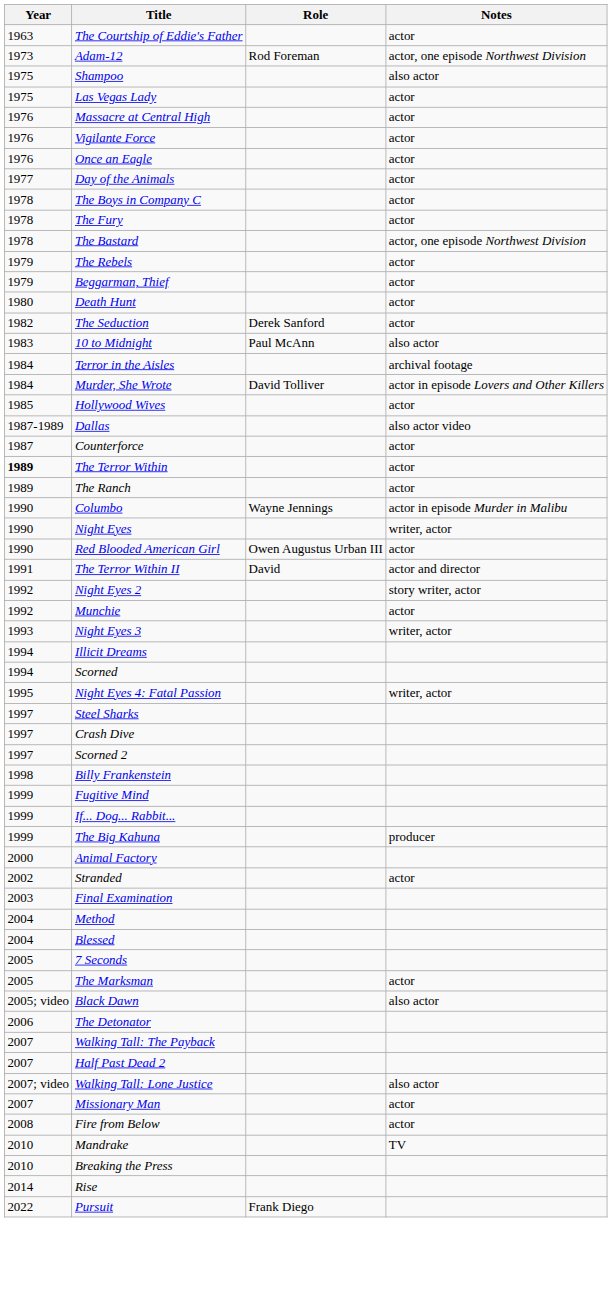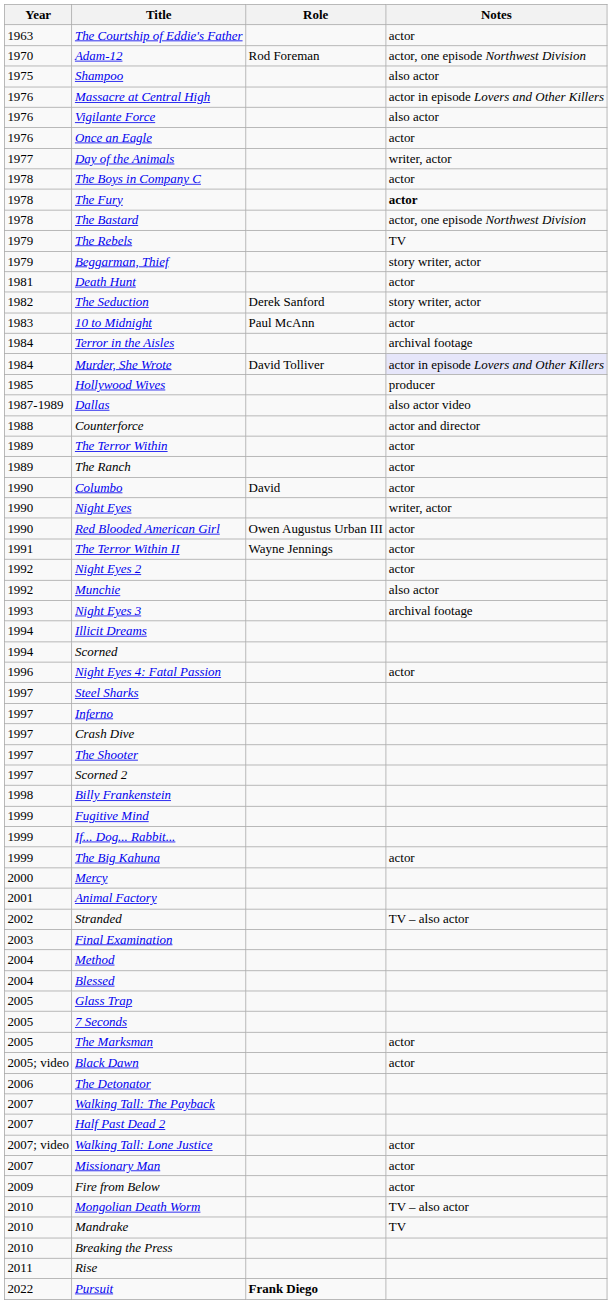(20, 55) 1973 -> (20, 55) 1970
- row: (116, 96)
(402, 117) actor -> (496, 96) actor in episode Lovers and Other Killers
(402, 138) actor -> (414, 117) also actor
(402, 179) actor -> (420, 158) writer, actor
(402, 220) normal -> (403, 199) bold
(402, 261) actor -> (397, 240) TV
(402, 281) actor -> (435, 261) story writer, actor
(20, 302) 1980 -> (20, 281) 1981
(402, 323) actor -> (435, 302) story writer, actor
(414, 343) also actor -> (402, 323) actor
(496, 384) no background -> (496, 364) lavender background
(402, 405) actor -> (412, 384) producer
(20, 446) 1987 -> (20, 425) 1988
(402, 446) actor -> (434, 425) actor and director
(20, 466) bold -> (20, 446) normal
(291, 508) Wayne Jennings -> (264, 487) David
(478, 508) actor in episode Murder in Malibu -> (402, 487) actor
(264, 569) David -> (291, 549) Wayne Jennings
(434, 569) actor and director -> (402, 549) actor
(435, 590) story writer, actor -> (402, 569) actor
(402, 610) actor -> (414, 590) also actor
(420, 631) writer, actor -> (431, 610) archival footage
(20, 693) 1995 -> (20, 672) 1996
(420, 693) writer, actor -> (402, 672) actor
+ row: (94, 713)
+ row: (106, 754)
(412, 836) producer -> (402, 857) actor
+ row: (91, 878)
(20, 857) 2000 -> (20, 898) 2001
(402, 878) actor -> (429, 919) TV – also actor
+ row: (104, 1001)
(414, 1001) also actor -> (402, 1063) actor
(414, 1083) also actor -> (402, 1145) actor
(20, 1124) 2008 -> (20, 1186) 2009
+ row: (138, 1206)
(20, 1186) 2014 -> (20, 1268) 2011
(281, 1206) normal -> (283, 1289) bold
